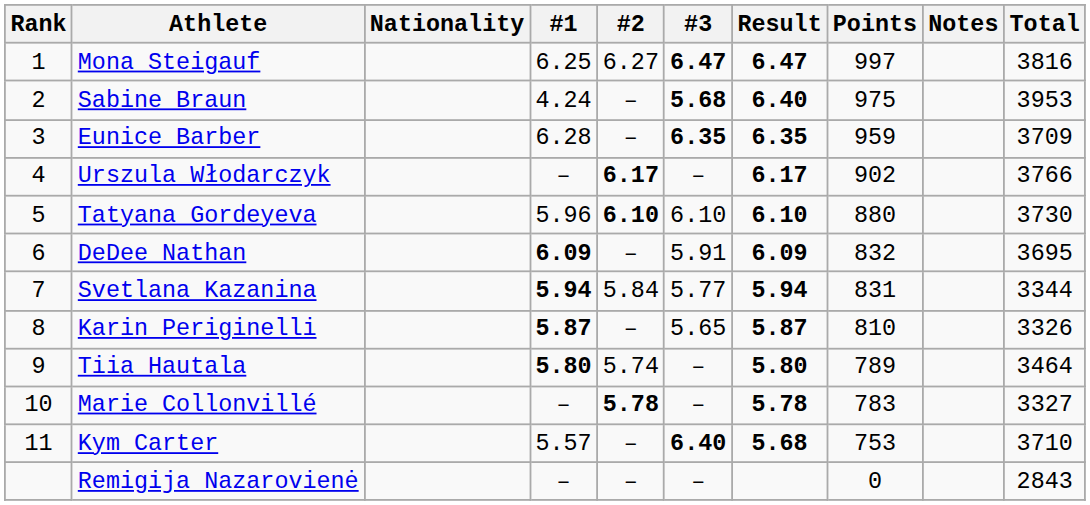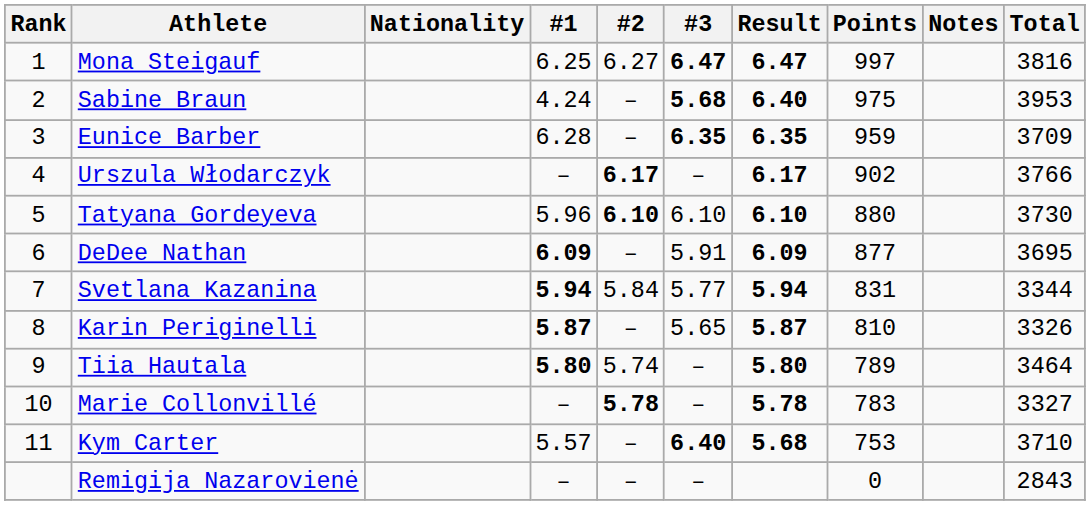(875, 253) 832 -> (875, 253) 877
